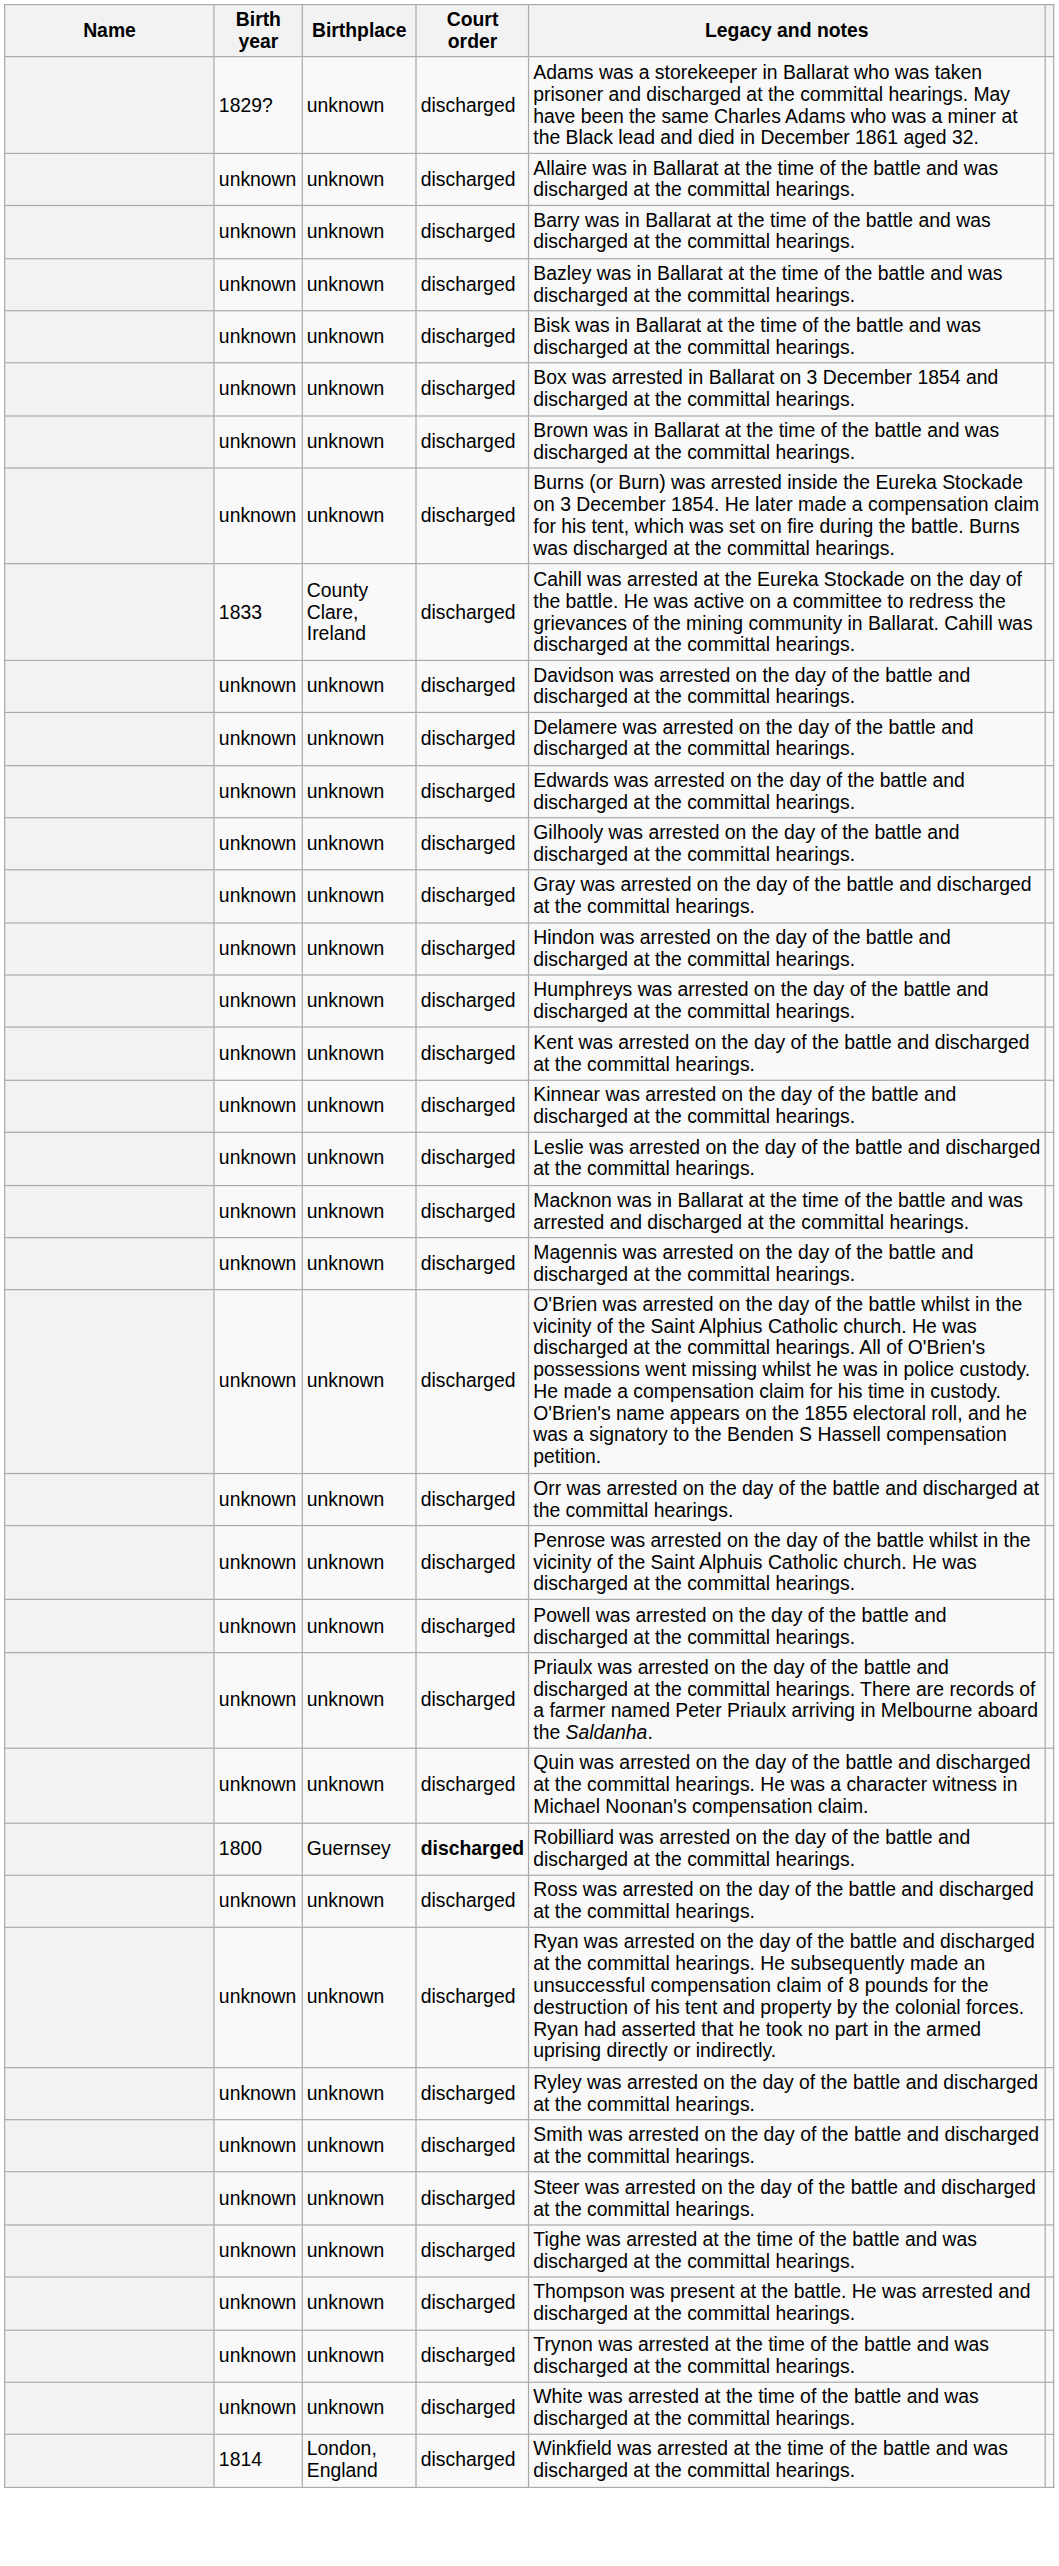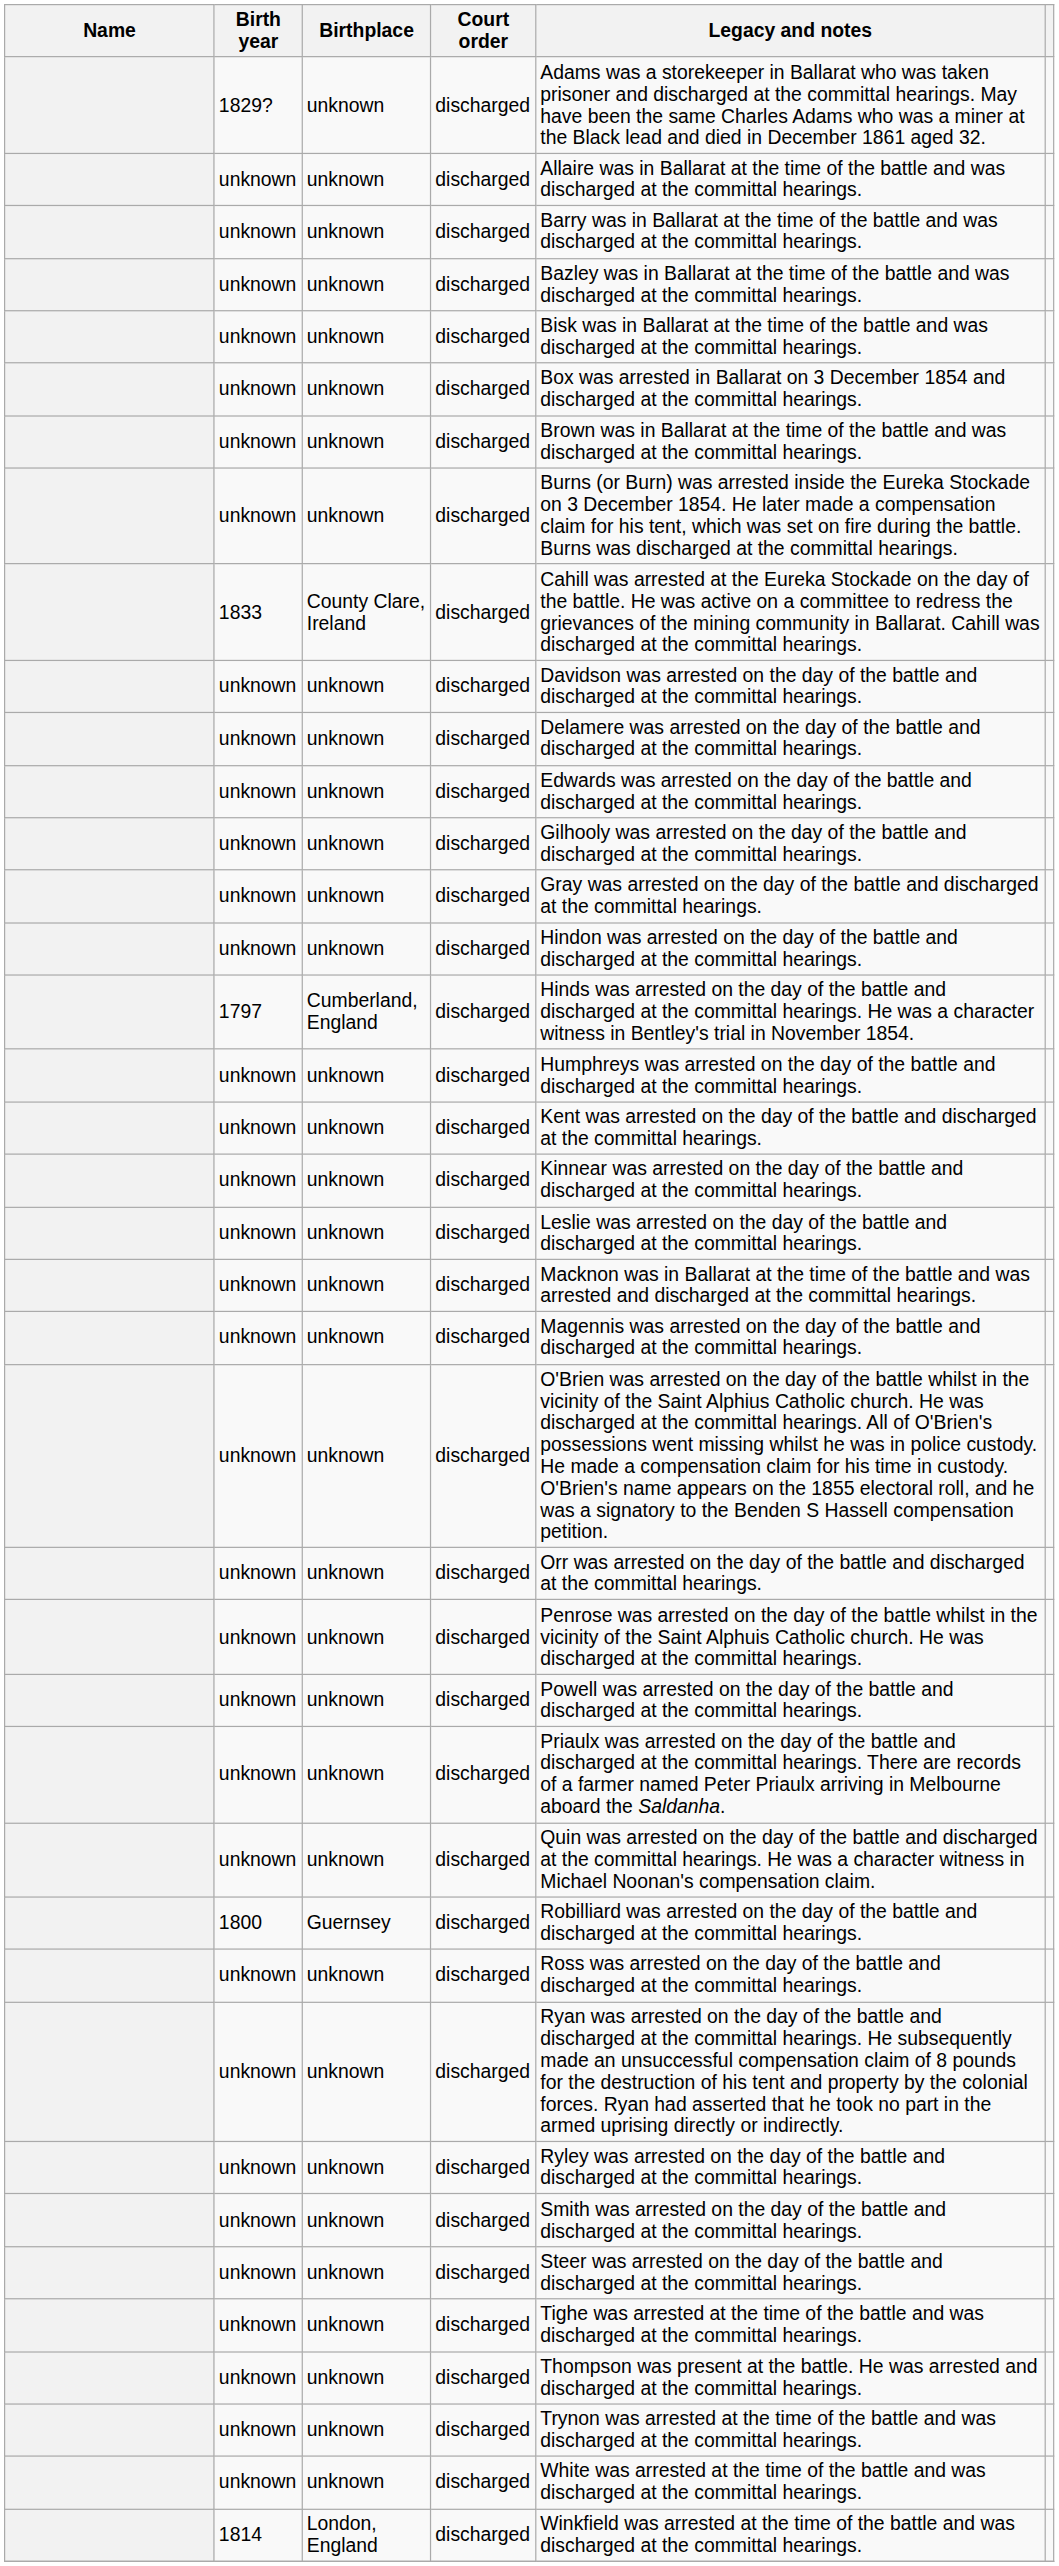+ row: (240, 1012)
(472, 1848) bold -> (483, 1923) normal
